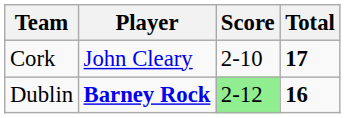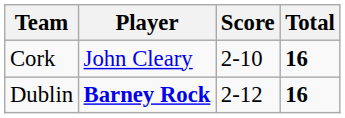(297, 58) 17 -> (297, 58) 16
(242, 94) lightgreen background -> (242, 94) no background
